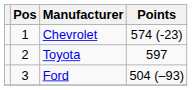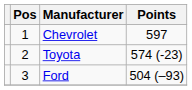(157, 35) 574 (-23) -> (157, 35) 597
(157, 55) 597 -> (157, 55) 574 (-23)
